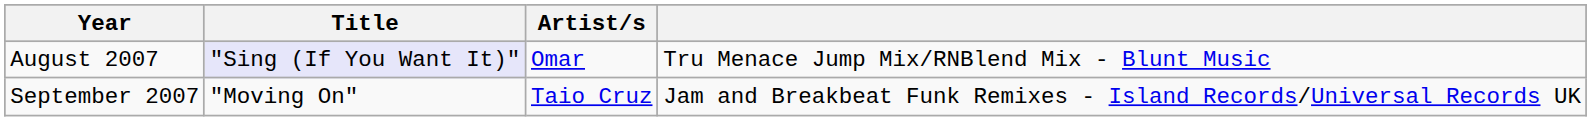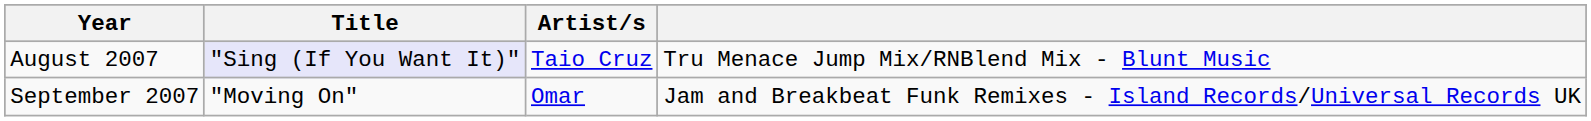(558, 60) Omar -> (592, 60) Taio Cruz
(592, 97) Taio Cruz -> (558, 97) Omar
